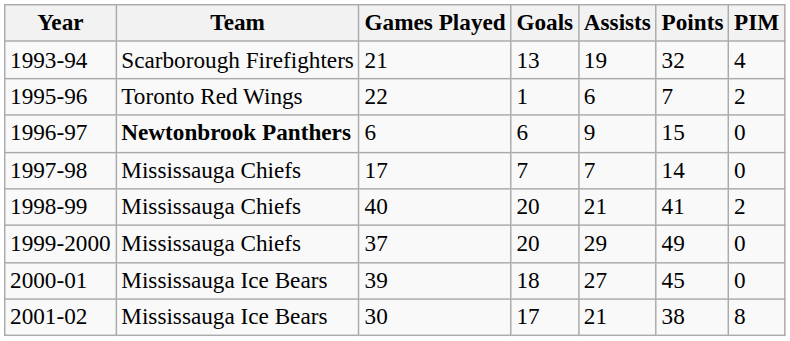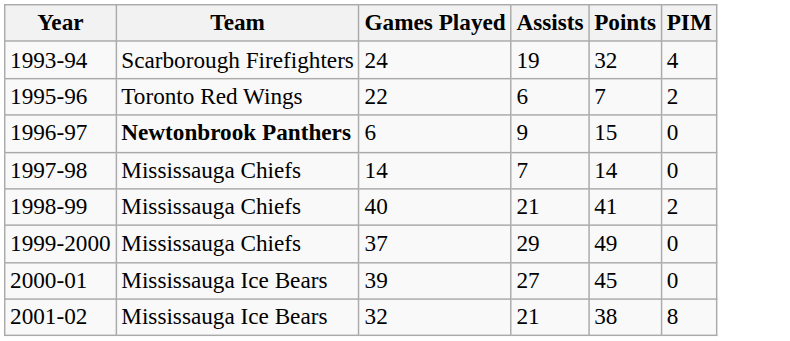- column: (545, 22)
(376, 59) 21 -> (376, 59) 24
(376, 170) 17 -> (376, 170) 14
(376, 317) 30 -> (376, 317) 32
